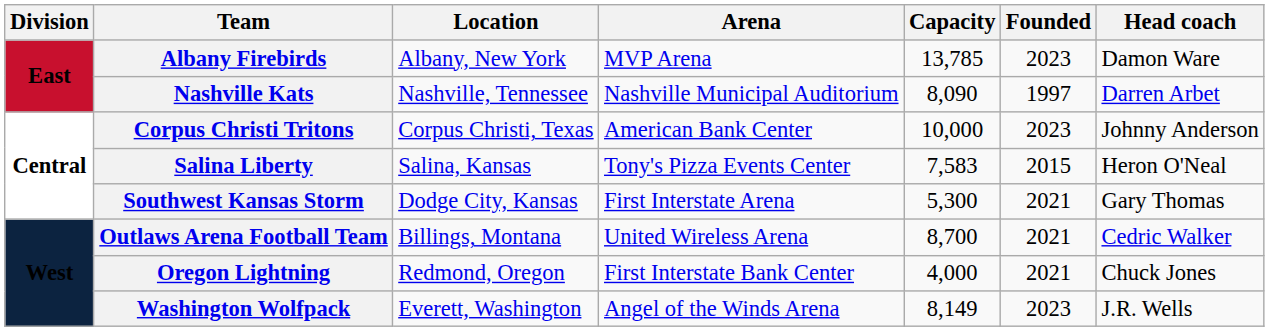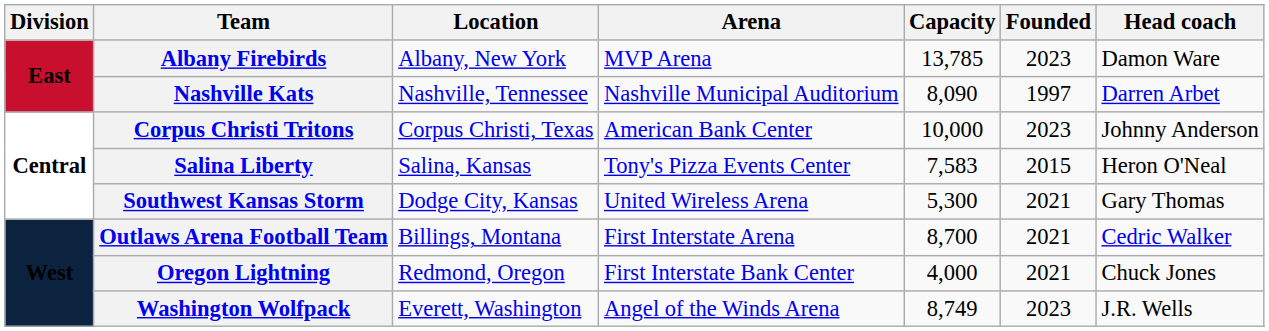(699, 201) First Interstate Arena -> (706, 201) United Wireless Arena
(706, 237) United Wireless Arena -> (699, 237) First Interstate Arena
(952, 308) 8,149 -> (952, 308) 8,749
